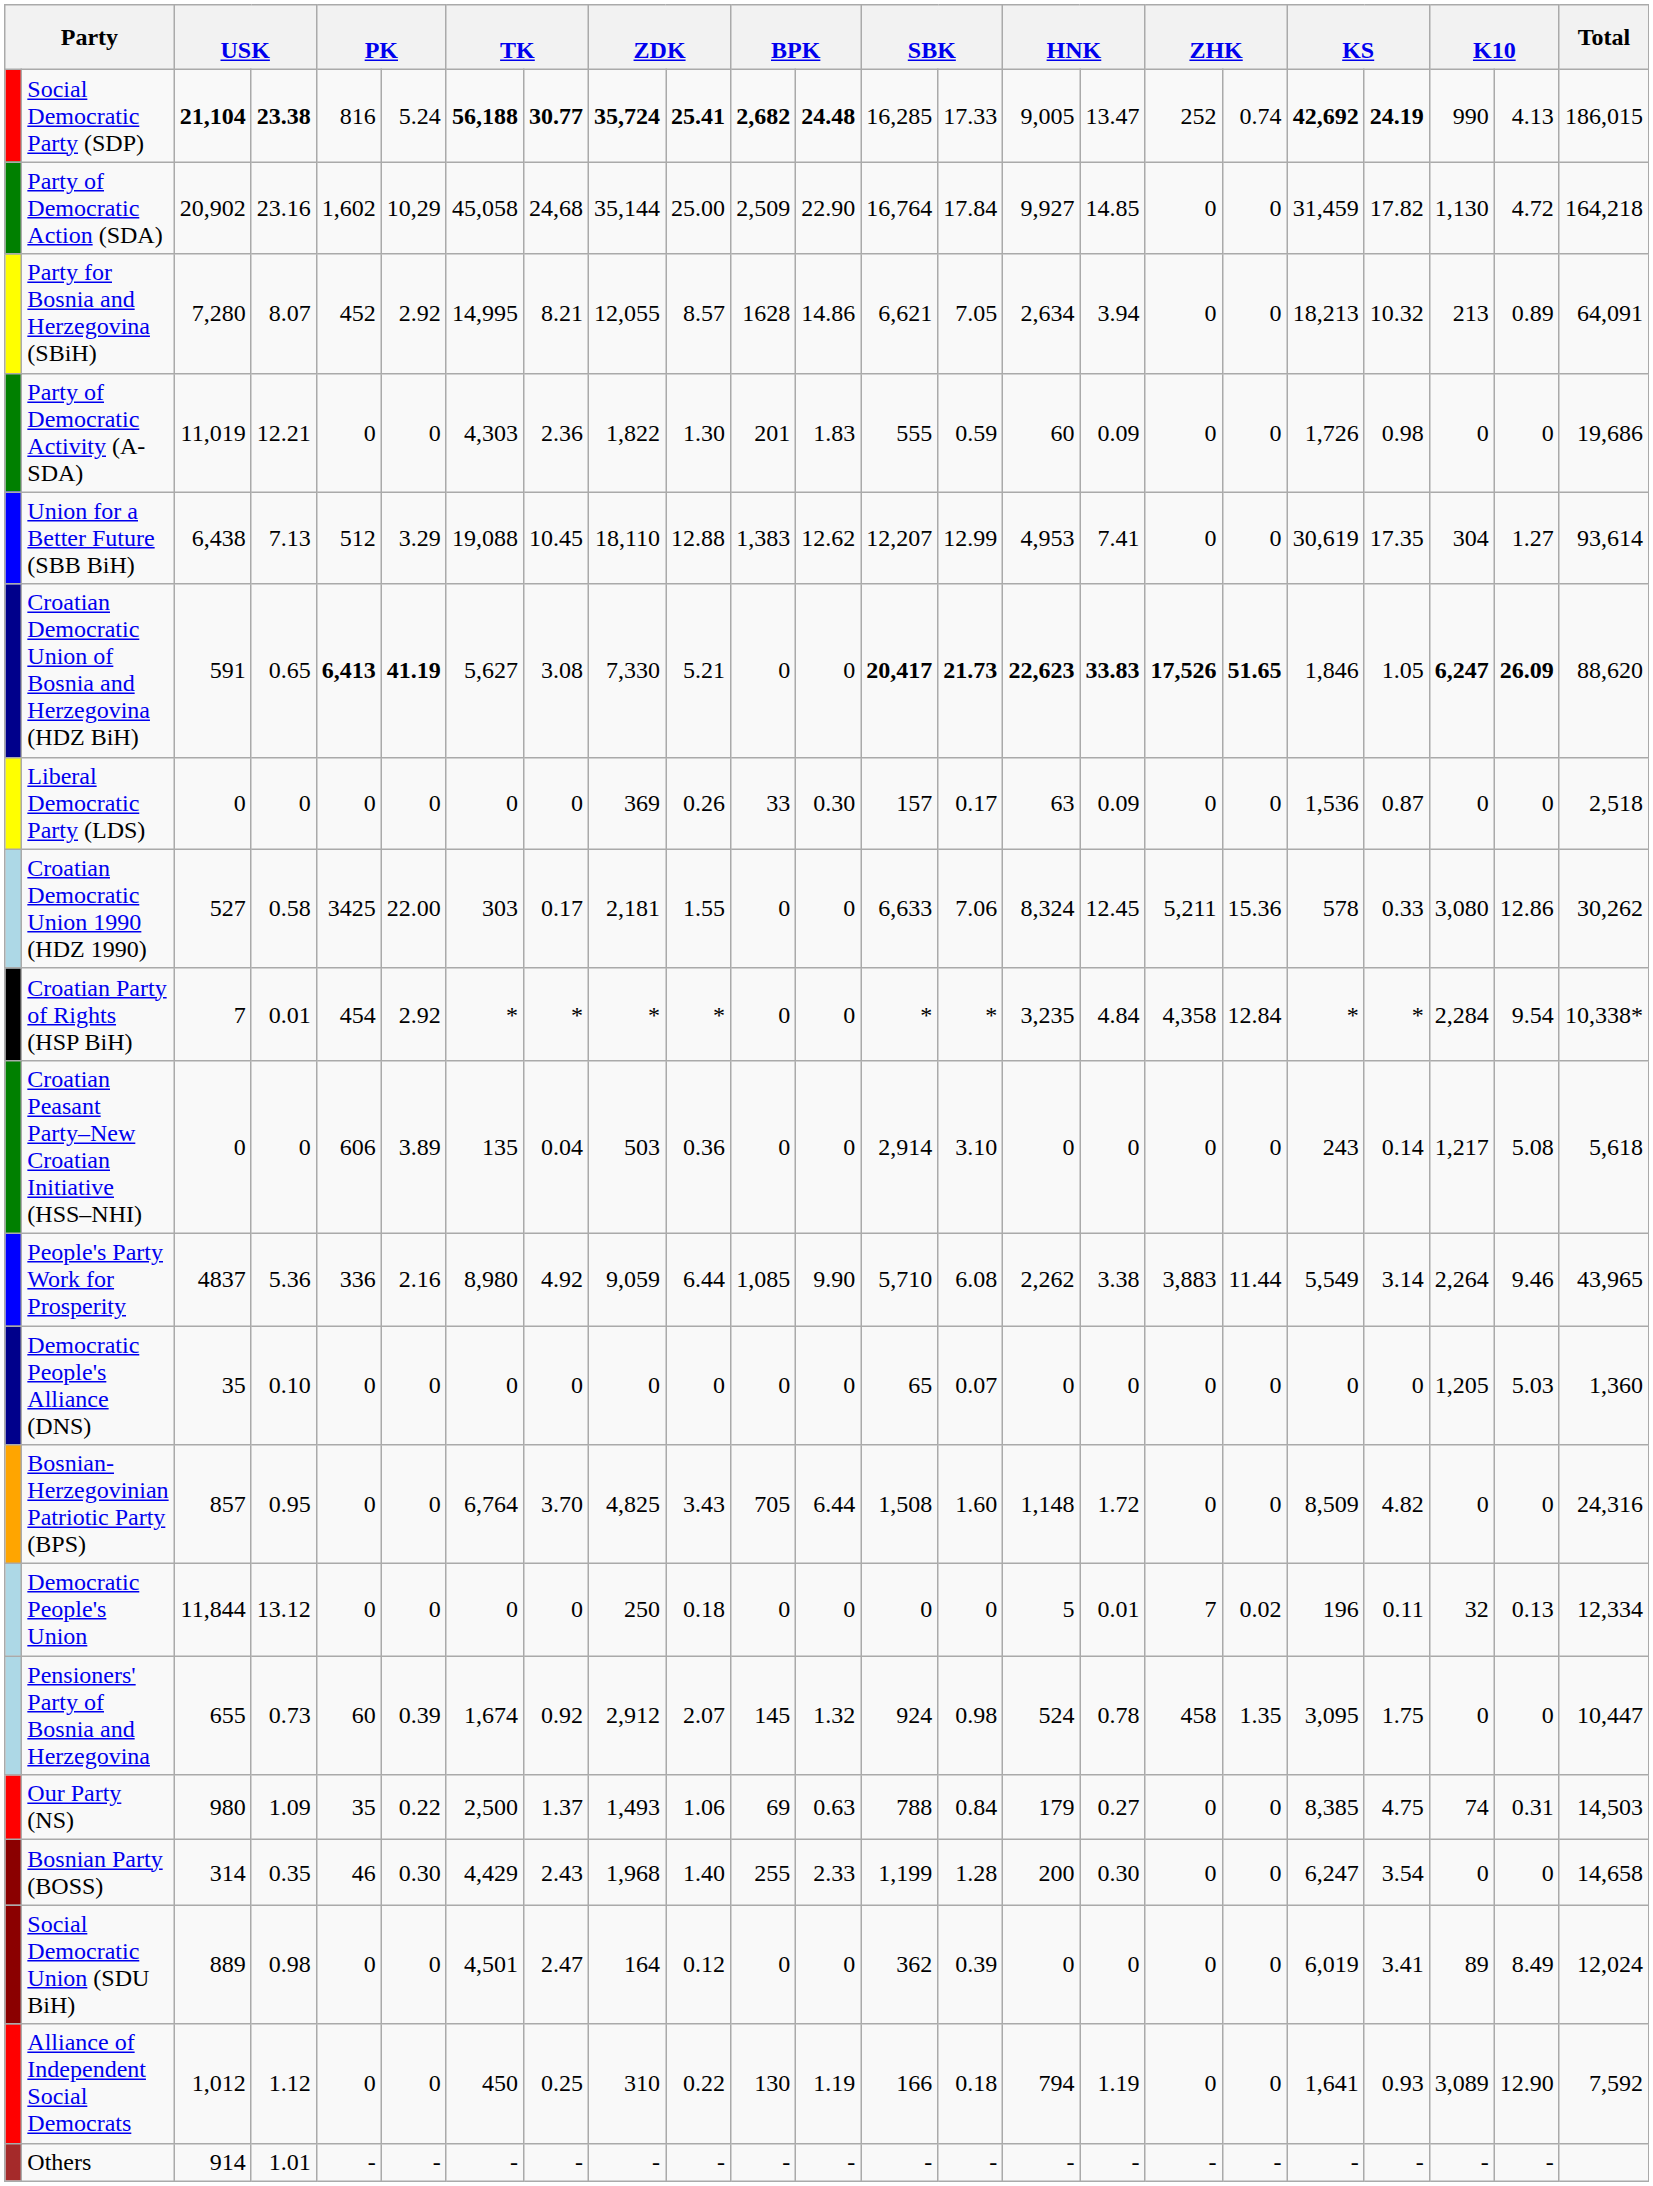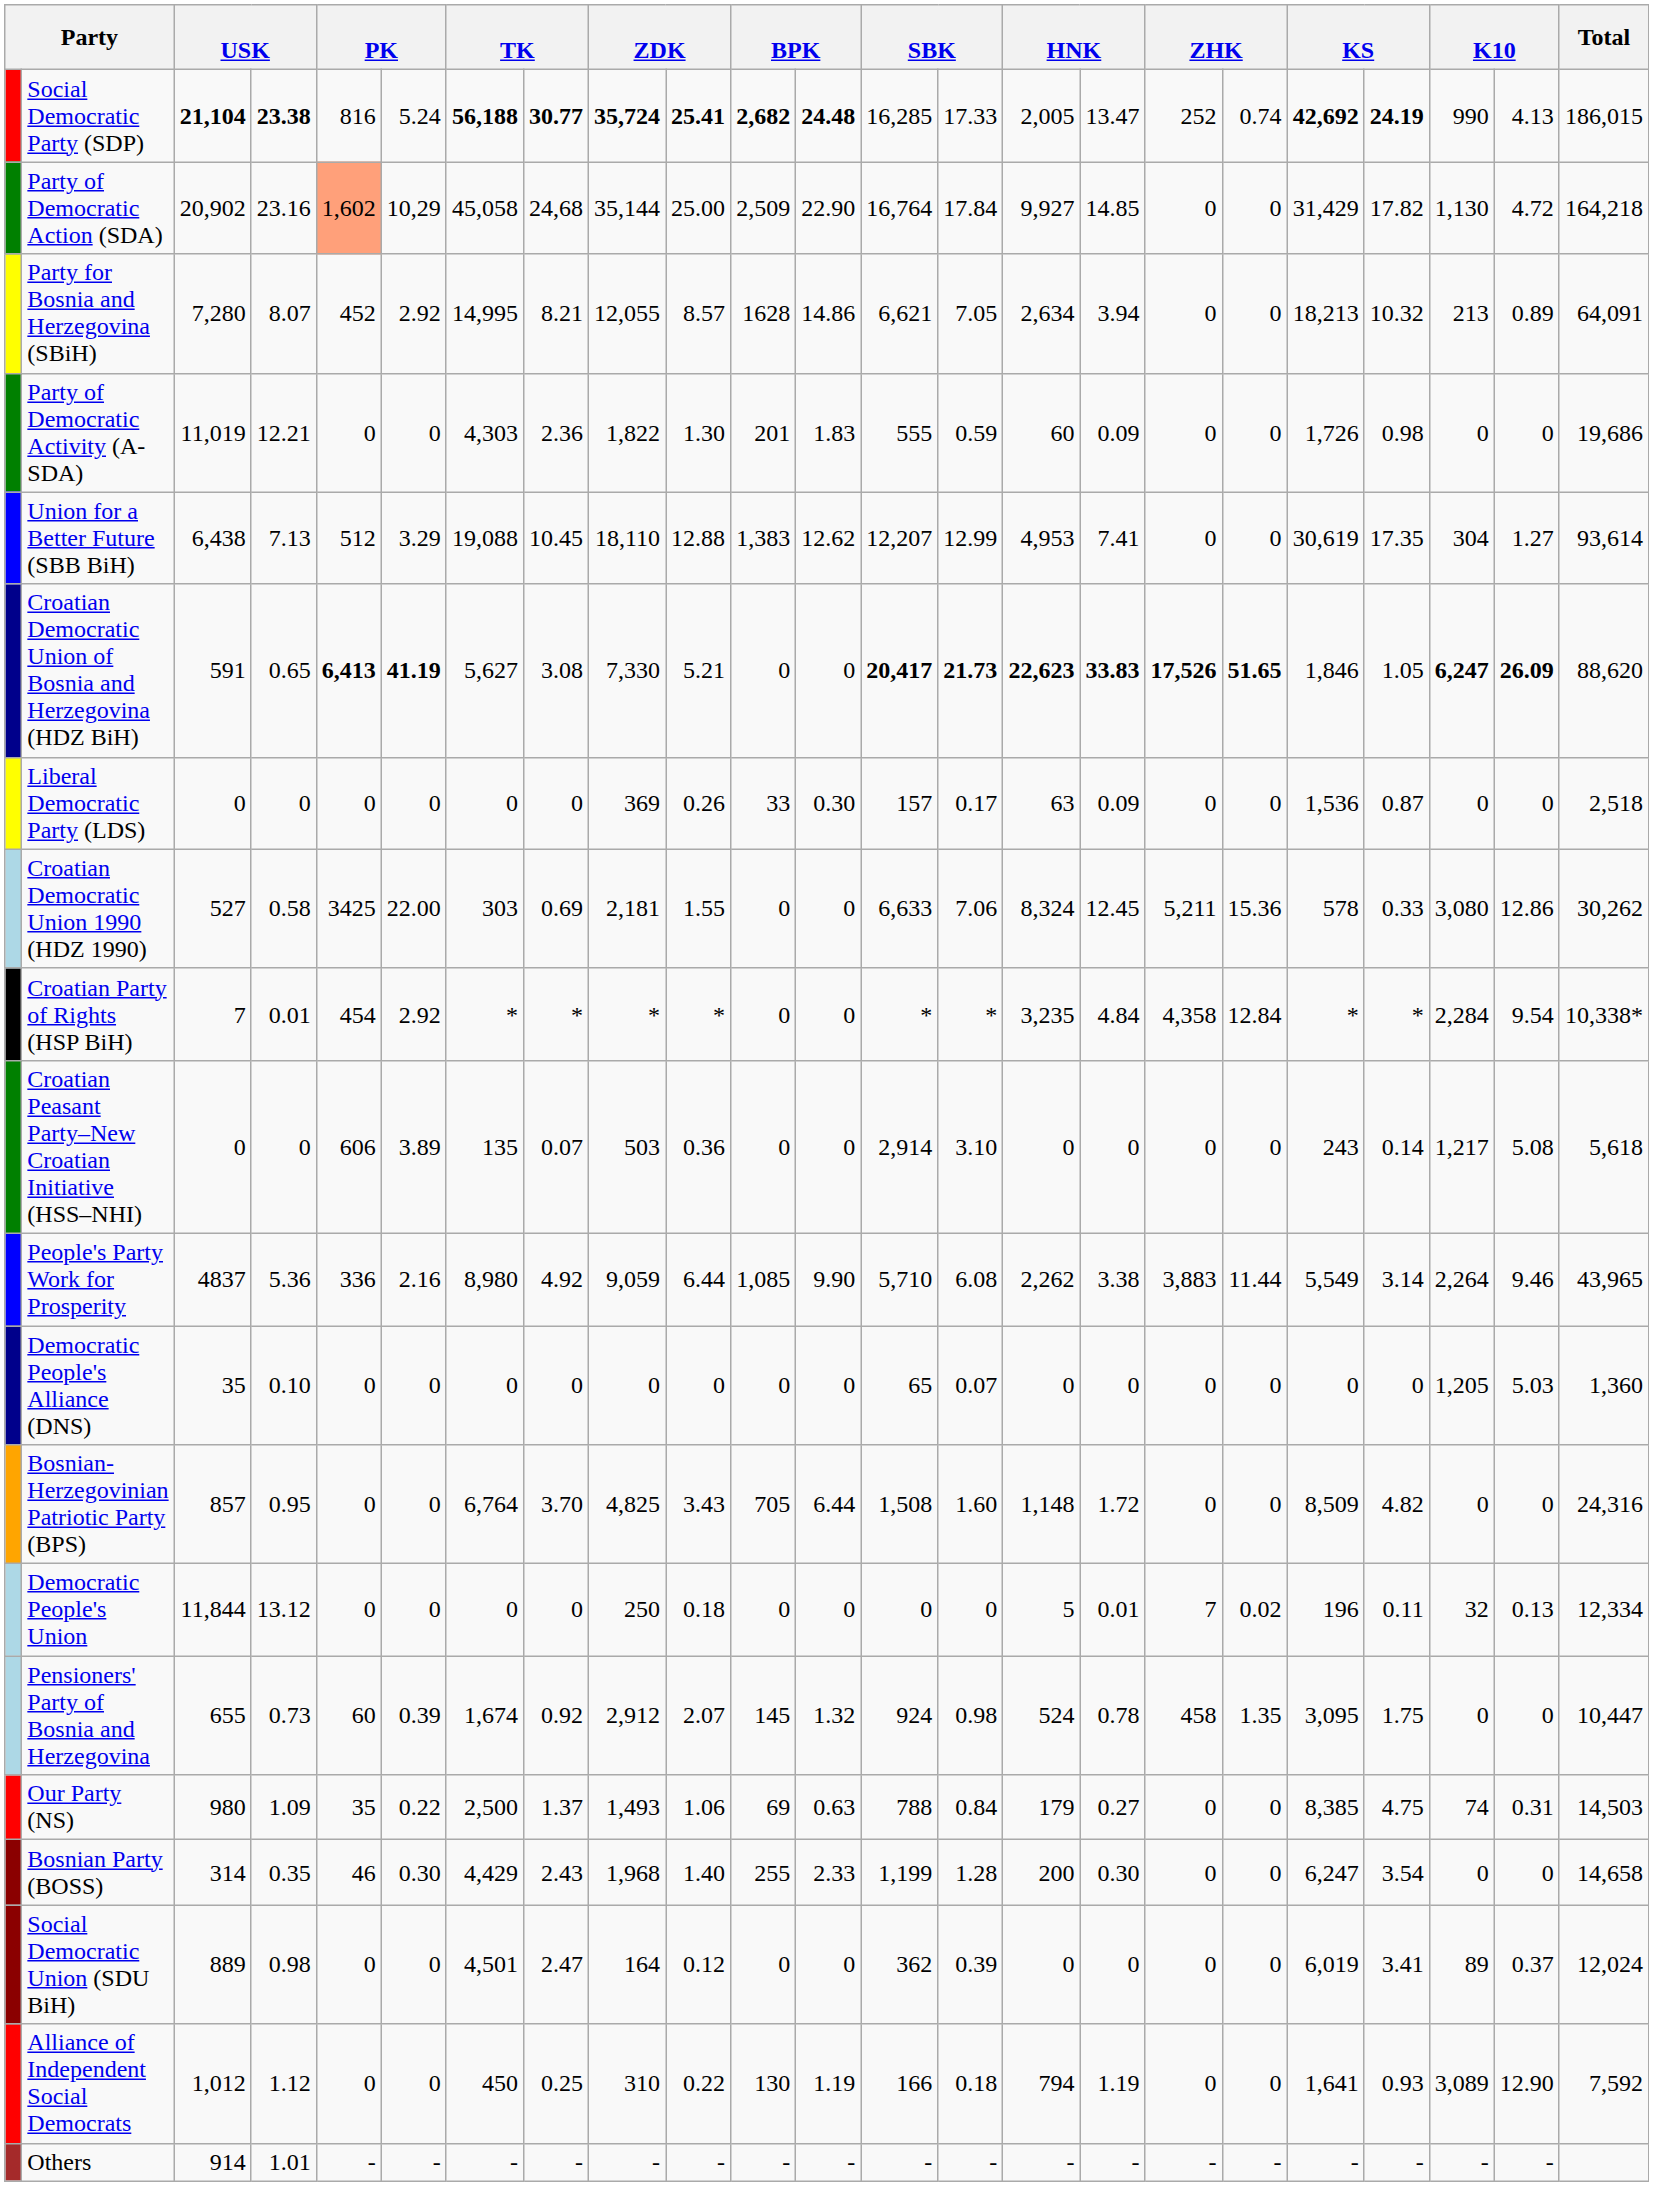(1047, 115) 9,005 -> (1047, 115) 2,005
(349, 207) no background -> (349, 207) lightsalmon background
(1326, 207) 31,459 -> (1326, 207) 31,429
(562, 908) 0.17 -> (562, 908) 0.69
(562, 1146) 0.04 -> (562, 1146) 0.07
(1533, 1964) 8.49 -> (1533, 1964) 0.37
